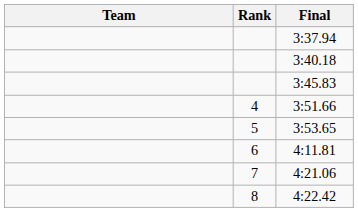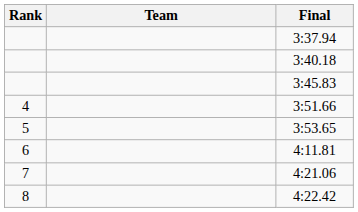columns swapped: (255, 15) <-> (119, 15)
